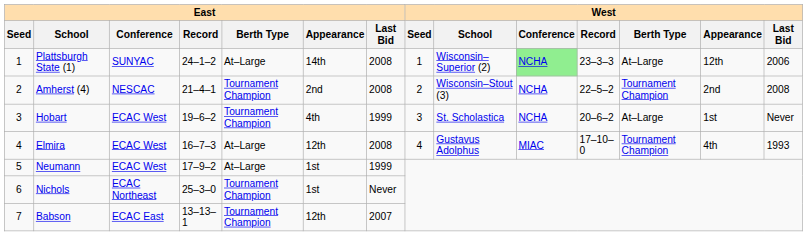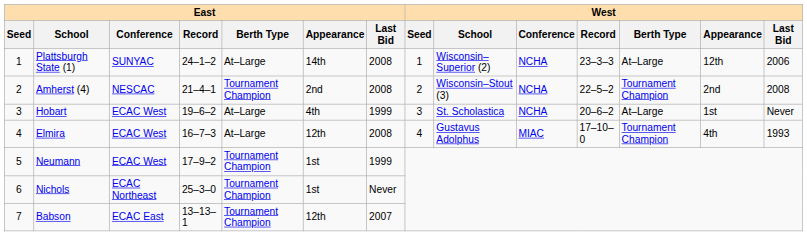(533, 62) lightgreen background -> (533, 62) no background
(251, 117) Tournament Champion -> (245, 112) At–Large
(245, 167) At–Large -> (251, 161) Tournament Champion
